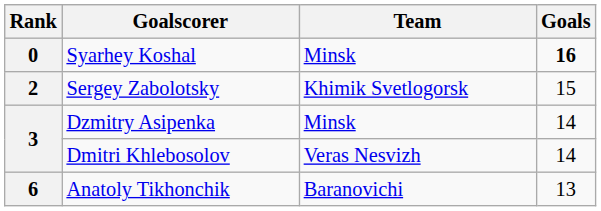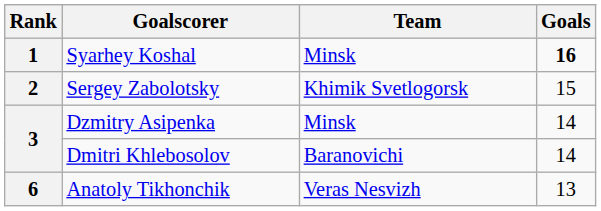(33, 55) 0 -> (33, 55) 1
(362, 155) Veras Nesvizh -> (353, 155) Baranovichi
(353, 189) Baranovichi -> (362, 189) Veras Nesvizh
